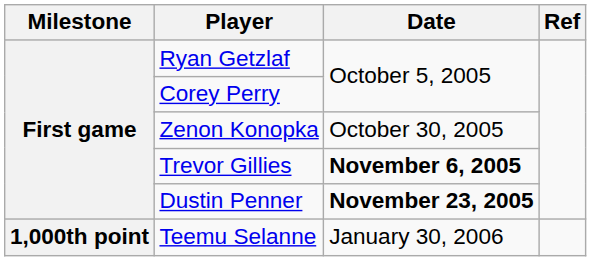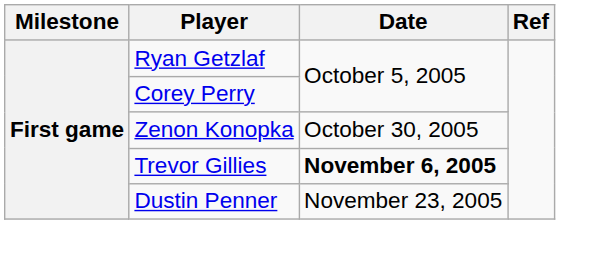(431, 201) bold -> (403, 201) normal
- row: (238, 237)
